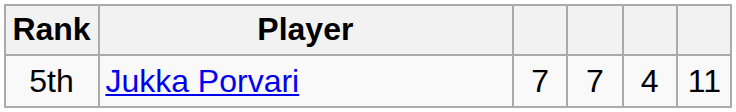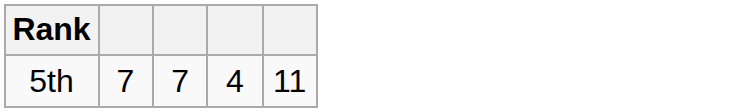- column: (305, 29)
